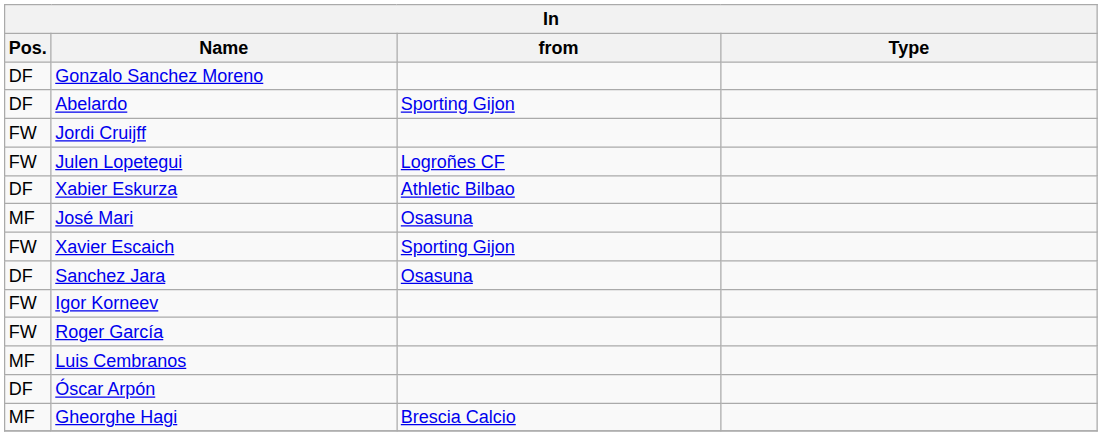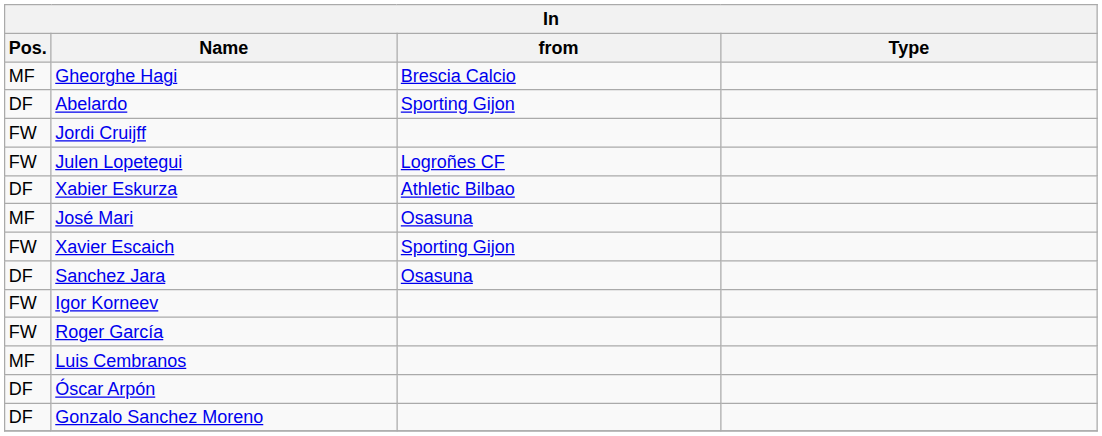rows swapped: (116, 417) <-> (159, 76)
